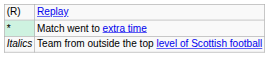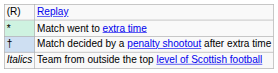+ row: (154, 44)
